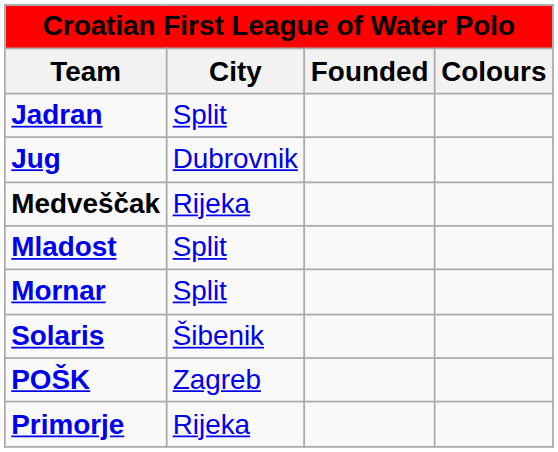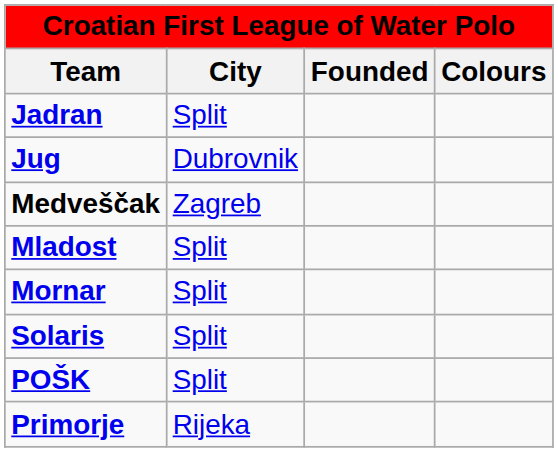(211, 203) Rijeka -> (217, 203) Zagreb
(218, 335) Šibenik -> (200, 335) Split
(217, 379) Zagreb -> (200, 379) Split
